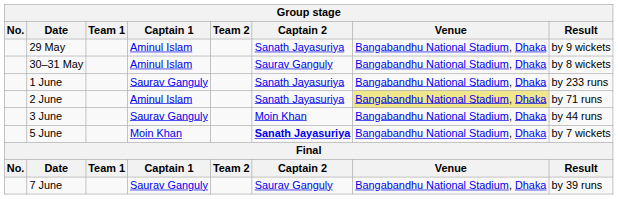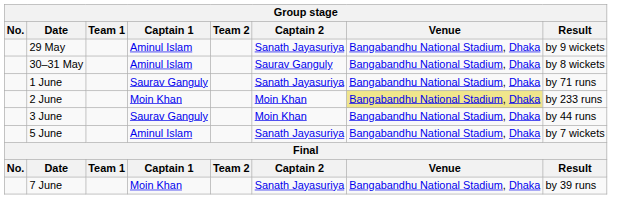(580, 82) by 233 runs -> (571, 82) by 71 runs
(161, 99) Aminul Islam -> (156, 99) Moin Khan
(299, 99) Sanath Jayasuriya -> (281, 99) Moin Khan
(577, 99) by 71 runs -> (574, 99) by 233 runs
(156, 133) Moin Khan -> (161, 133) Aminul Islam
(302, 133) bold -> (299, 133) normal
(169, 185) Saurav Ganguly -> (156, 185) Moin Khan
(294, 185) Saurav Ganguly -> (299, 185) Sanath Jayasuriya
